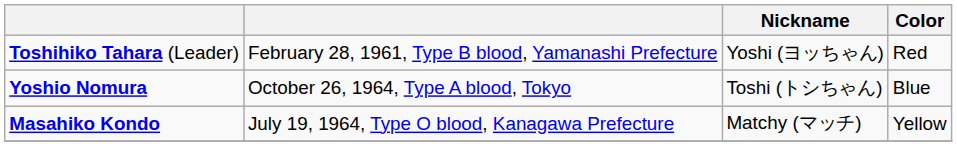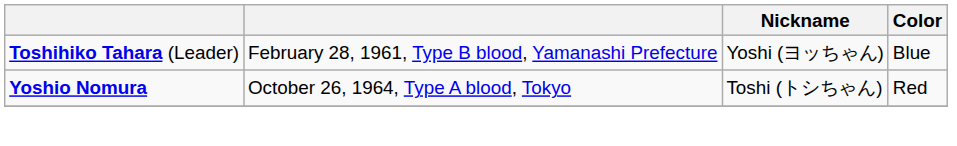(910, 53) Red -> (912, 53) Blue
(912, 88) Blue -> (910, 88) Red
- row: (85, 123)
